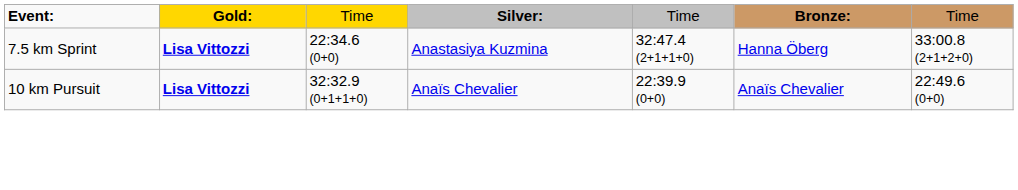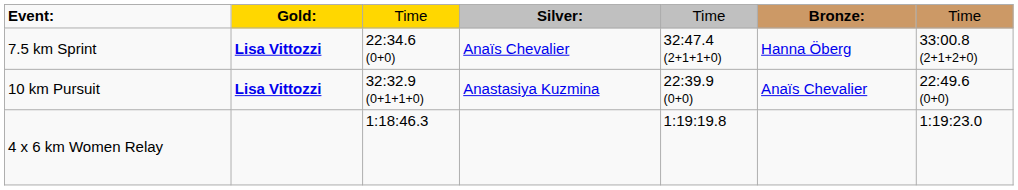(480, 48) Anastasiya Kuzmina -> (516, 48) Anaïs Chevalier
(464, 89) Anaïs Chevalier -> (531, 89) Anastasiya Kuzmina
+ row: (86, 147)
